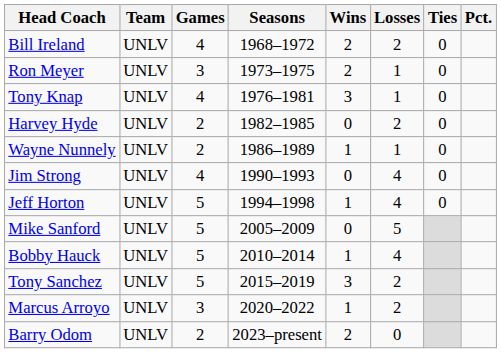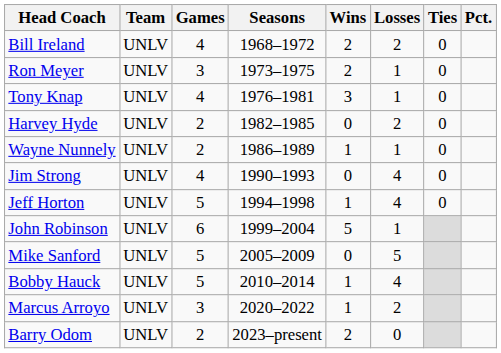+ row: (58, 228)
- row: (55, 281)
